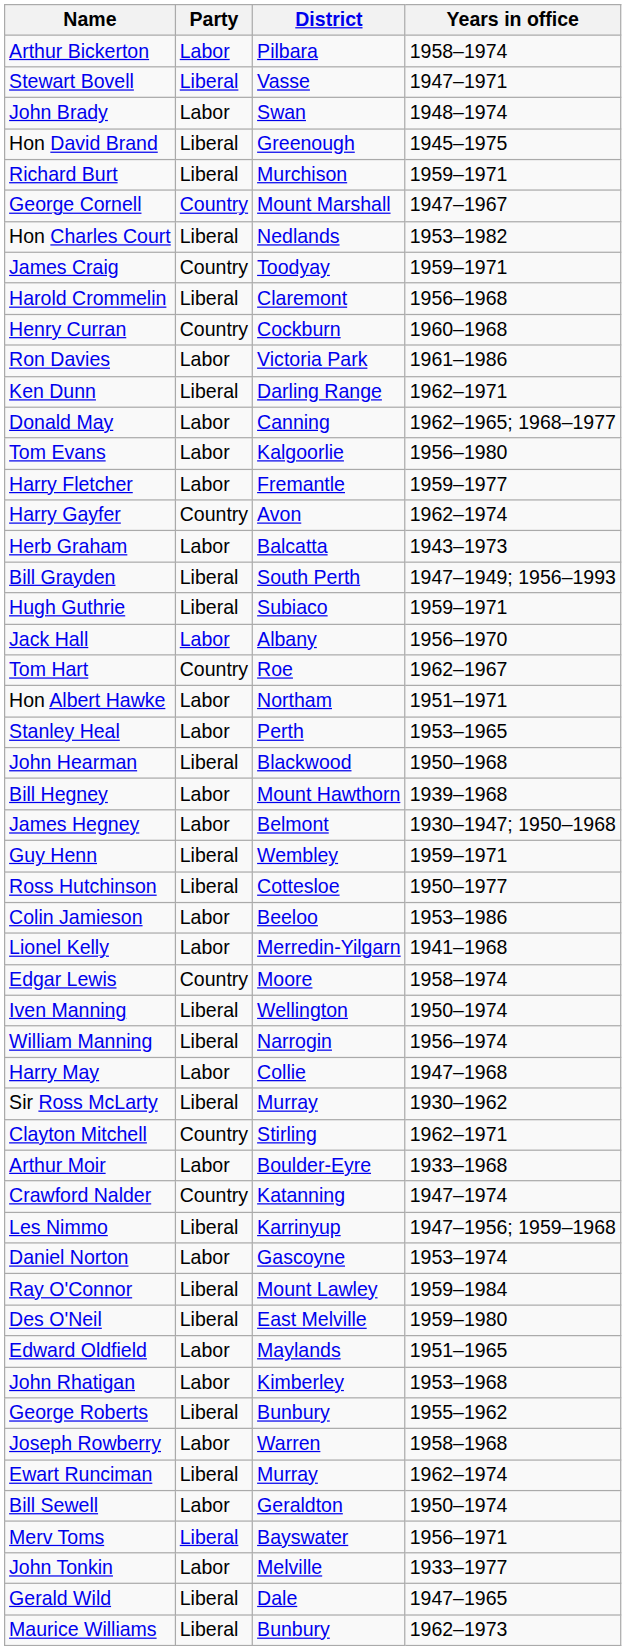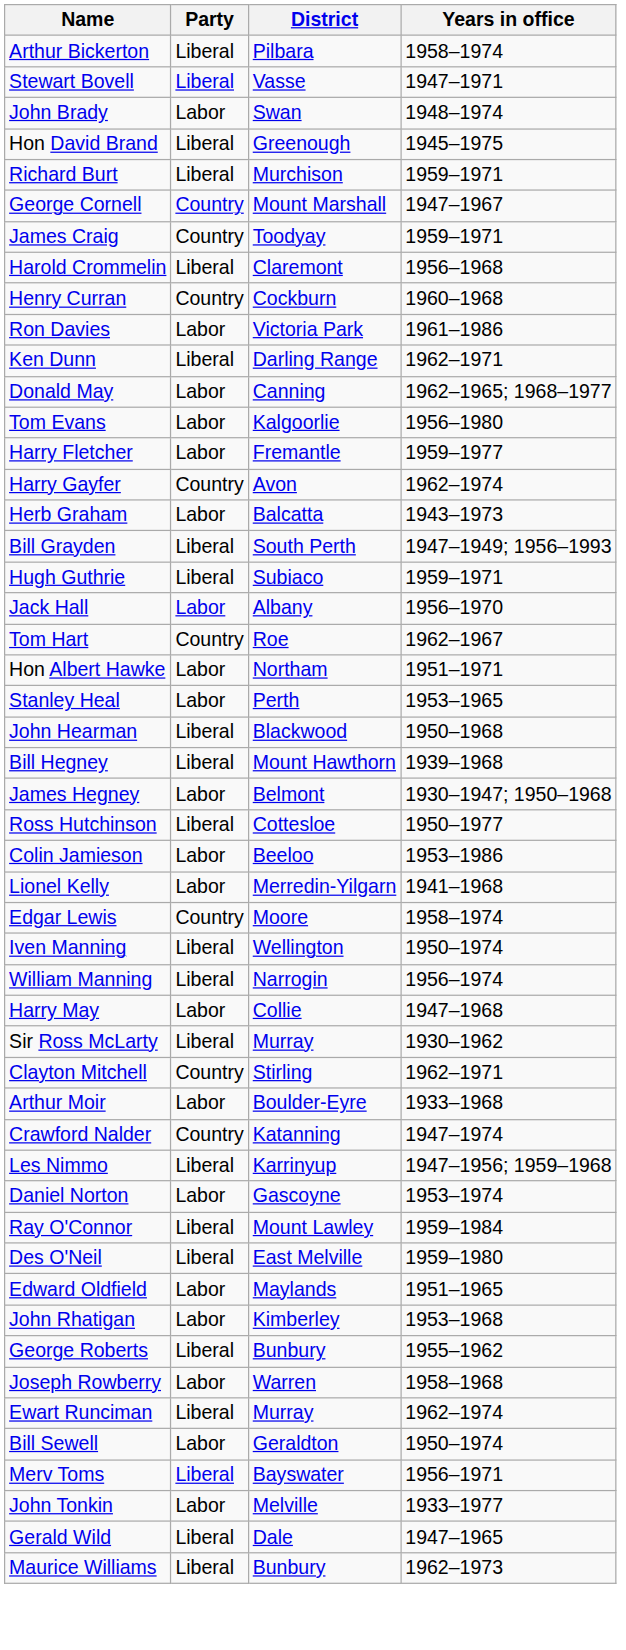(205, 50) Labor -> (205, 50) Liberal
- row: (90, 236)
(205, 793) Labor -> (205, 762) Liberal
- row: (53, 855)
